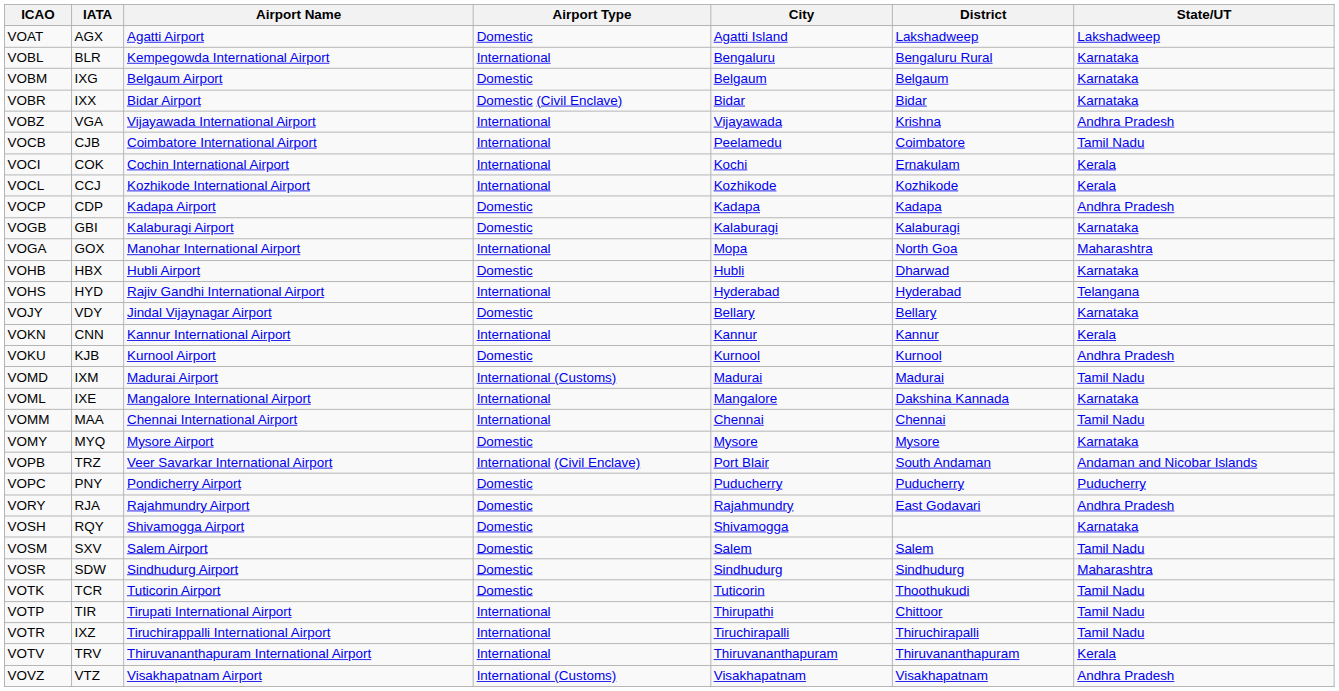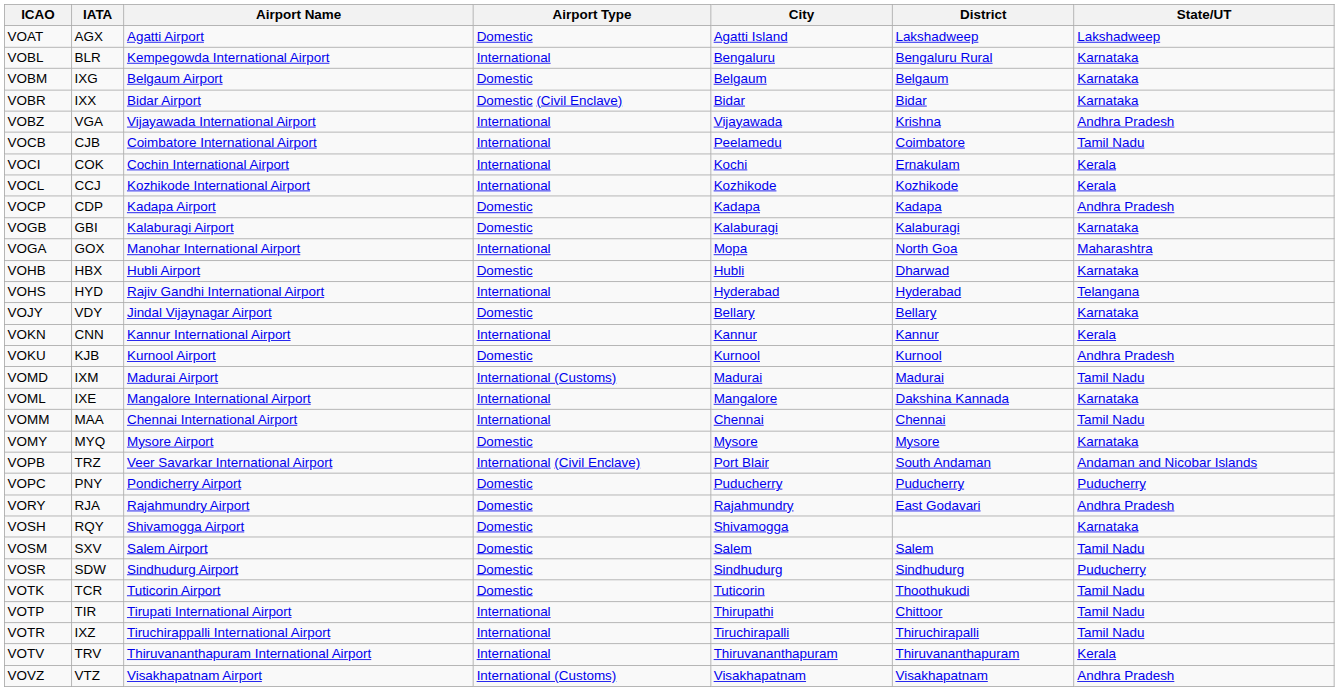(1115, 569) Maharashtra -> (1112, 569) Puducherry
